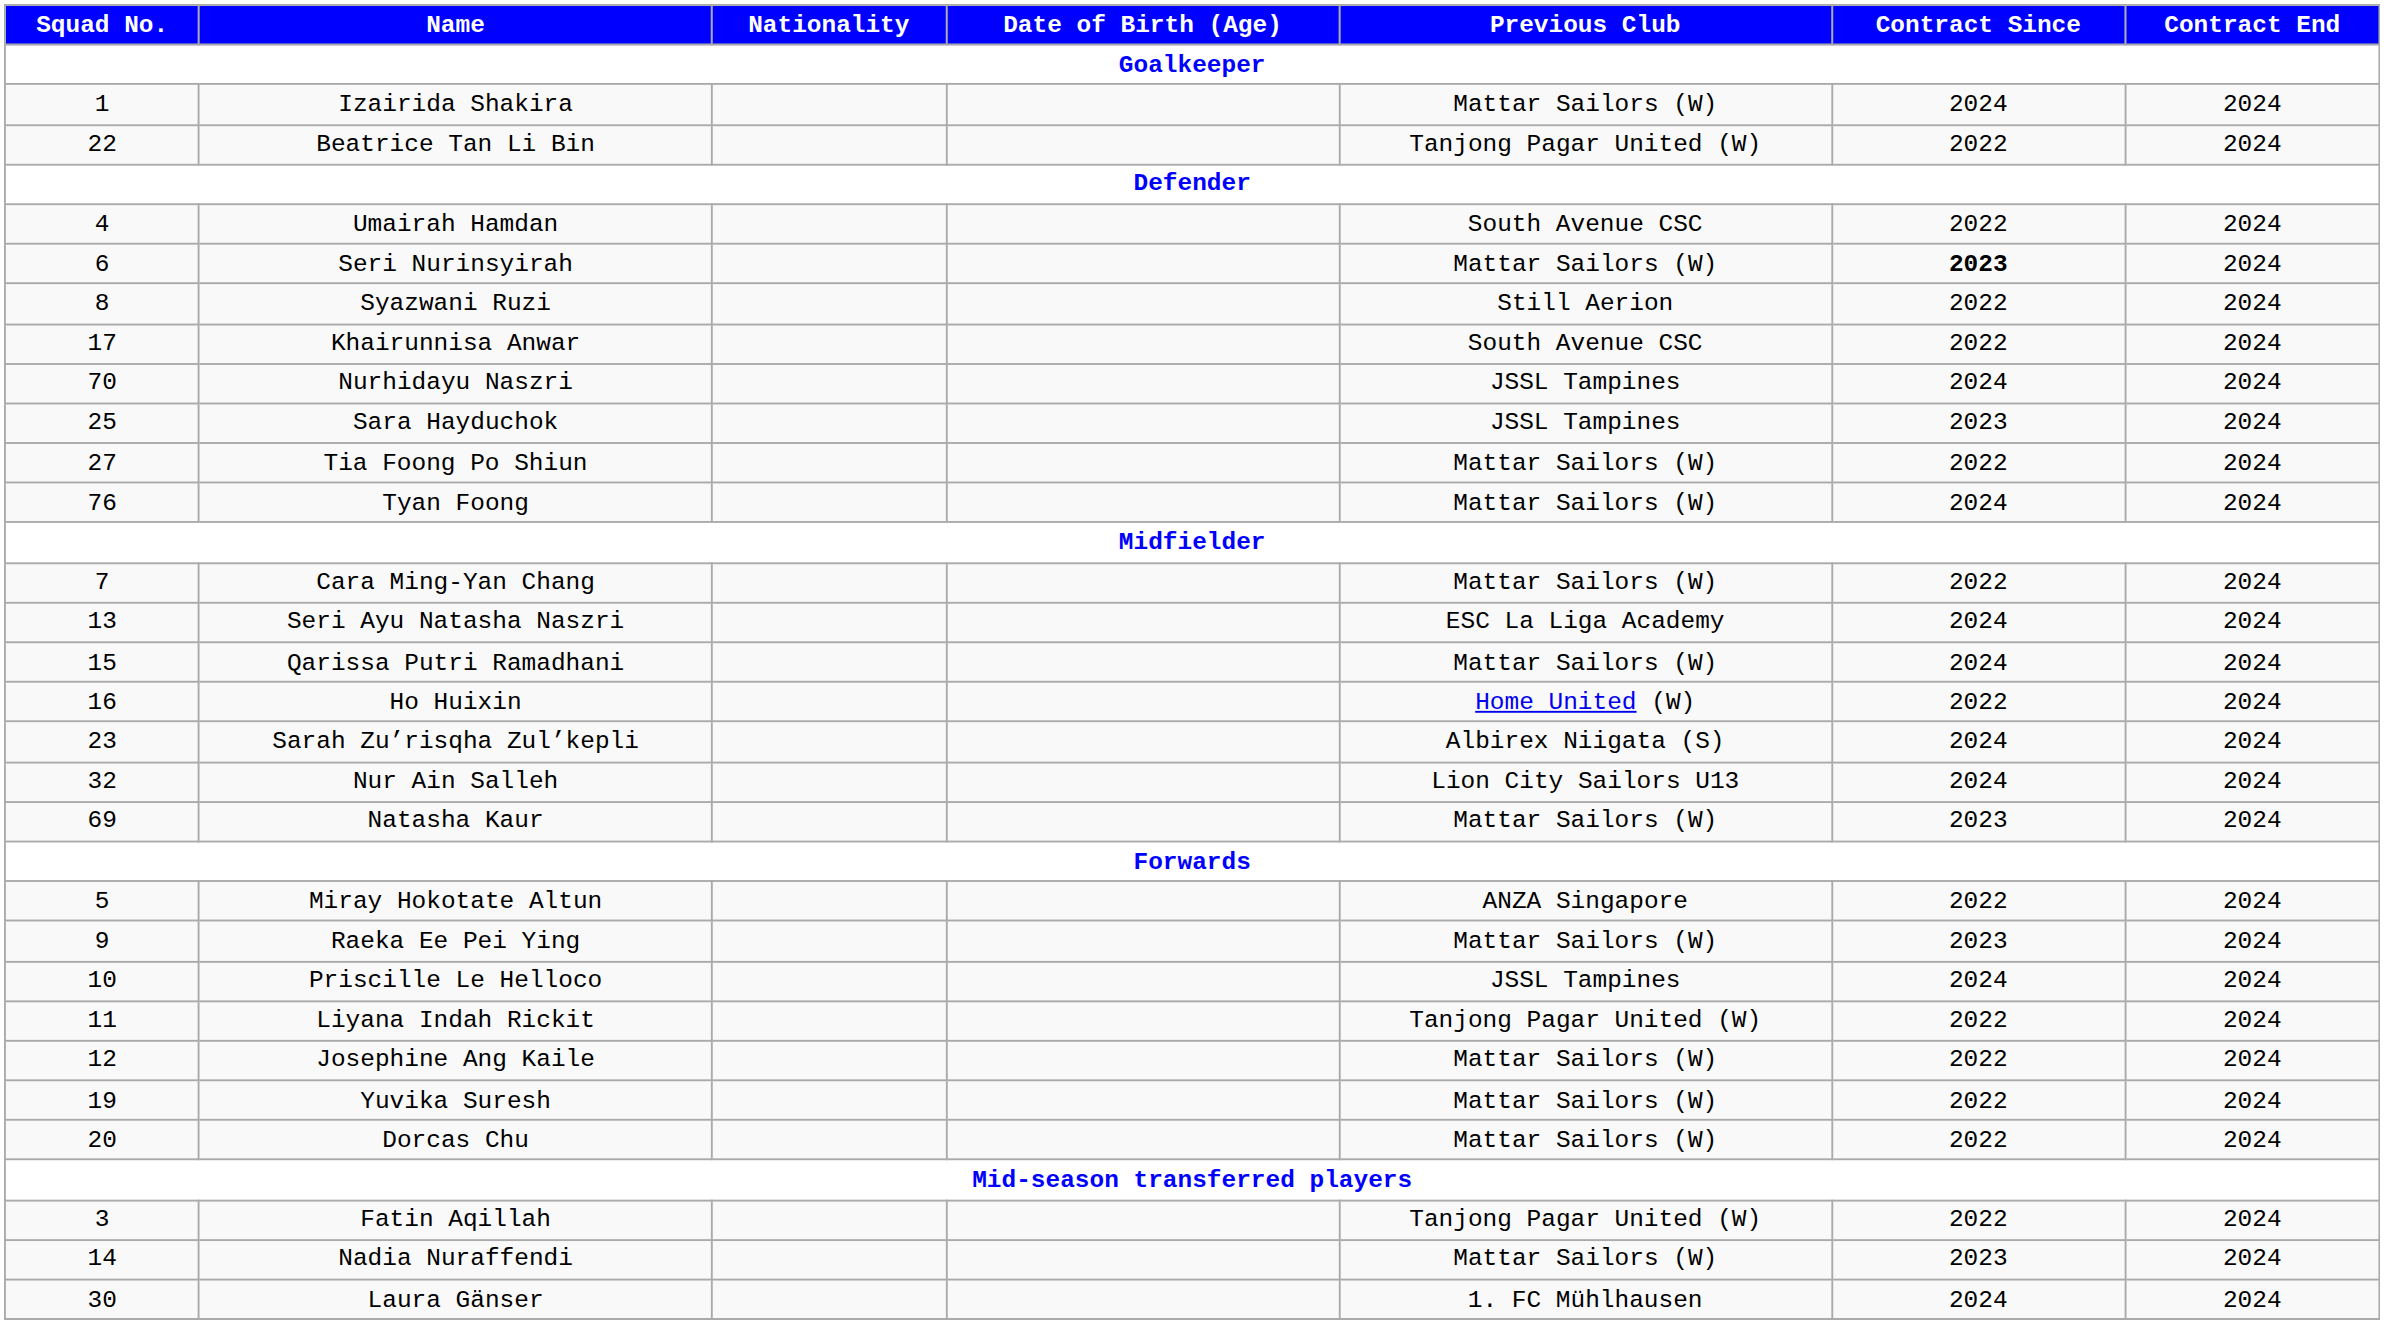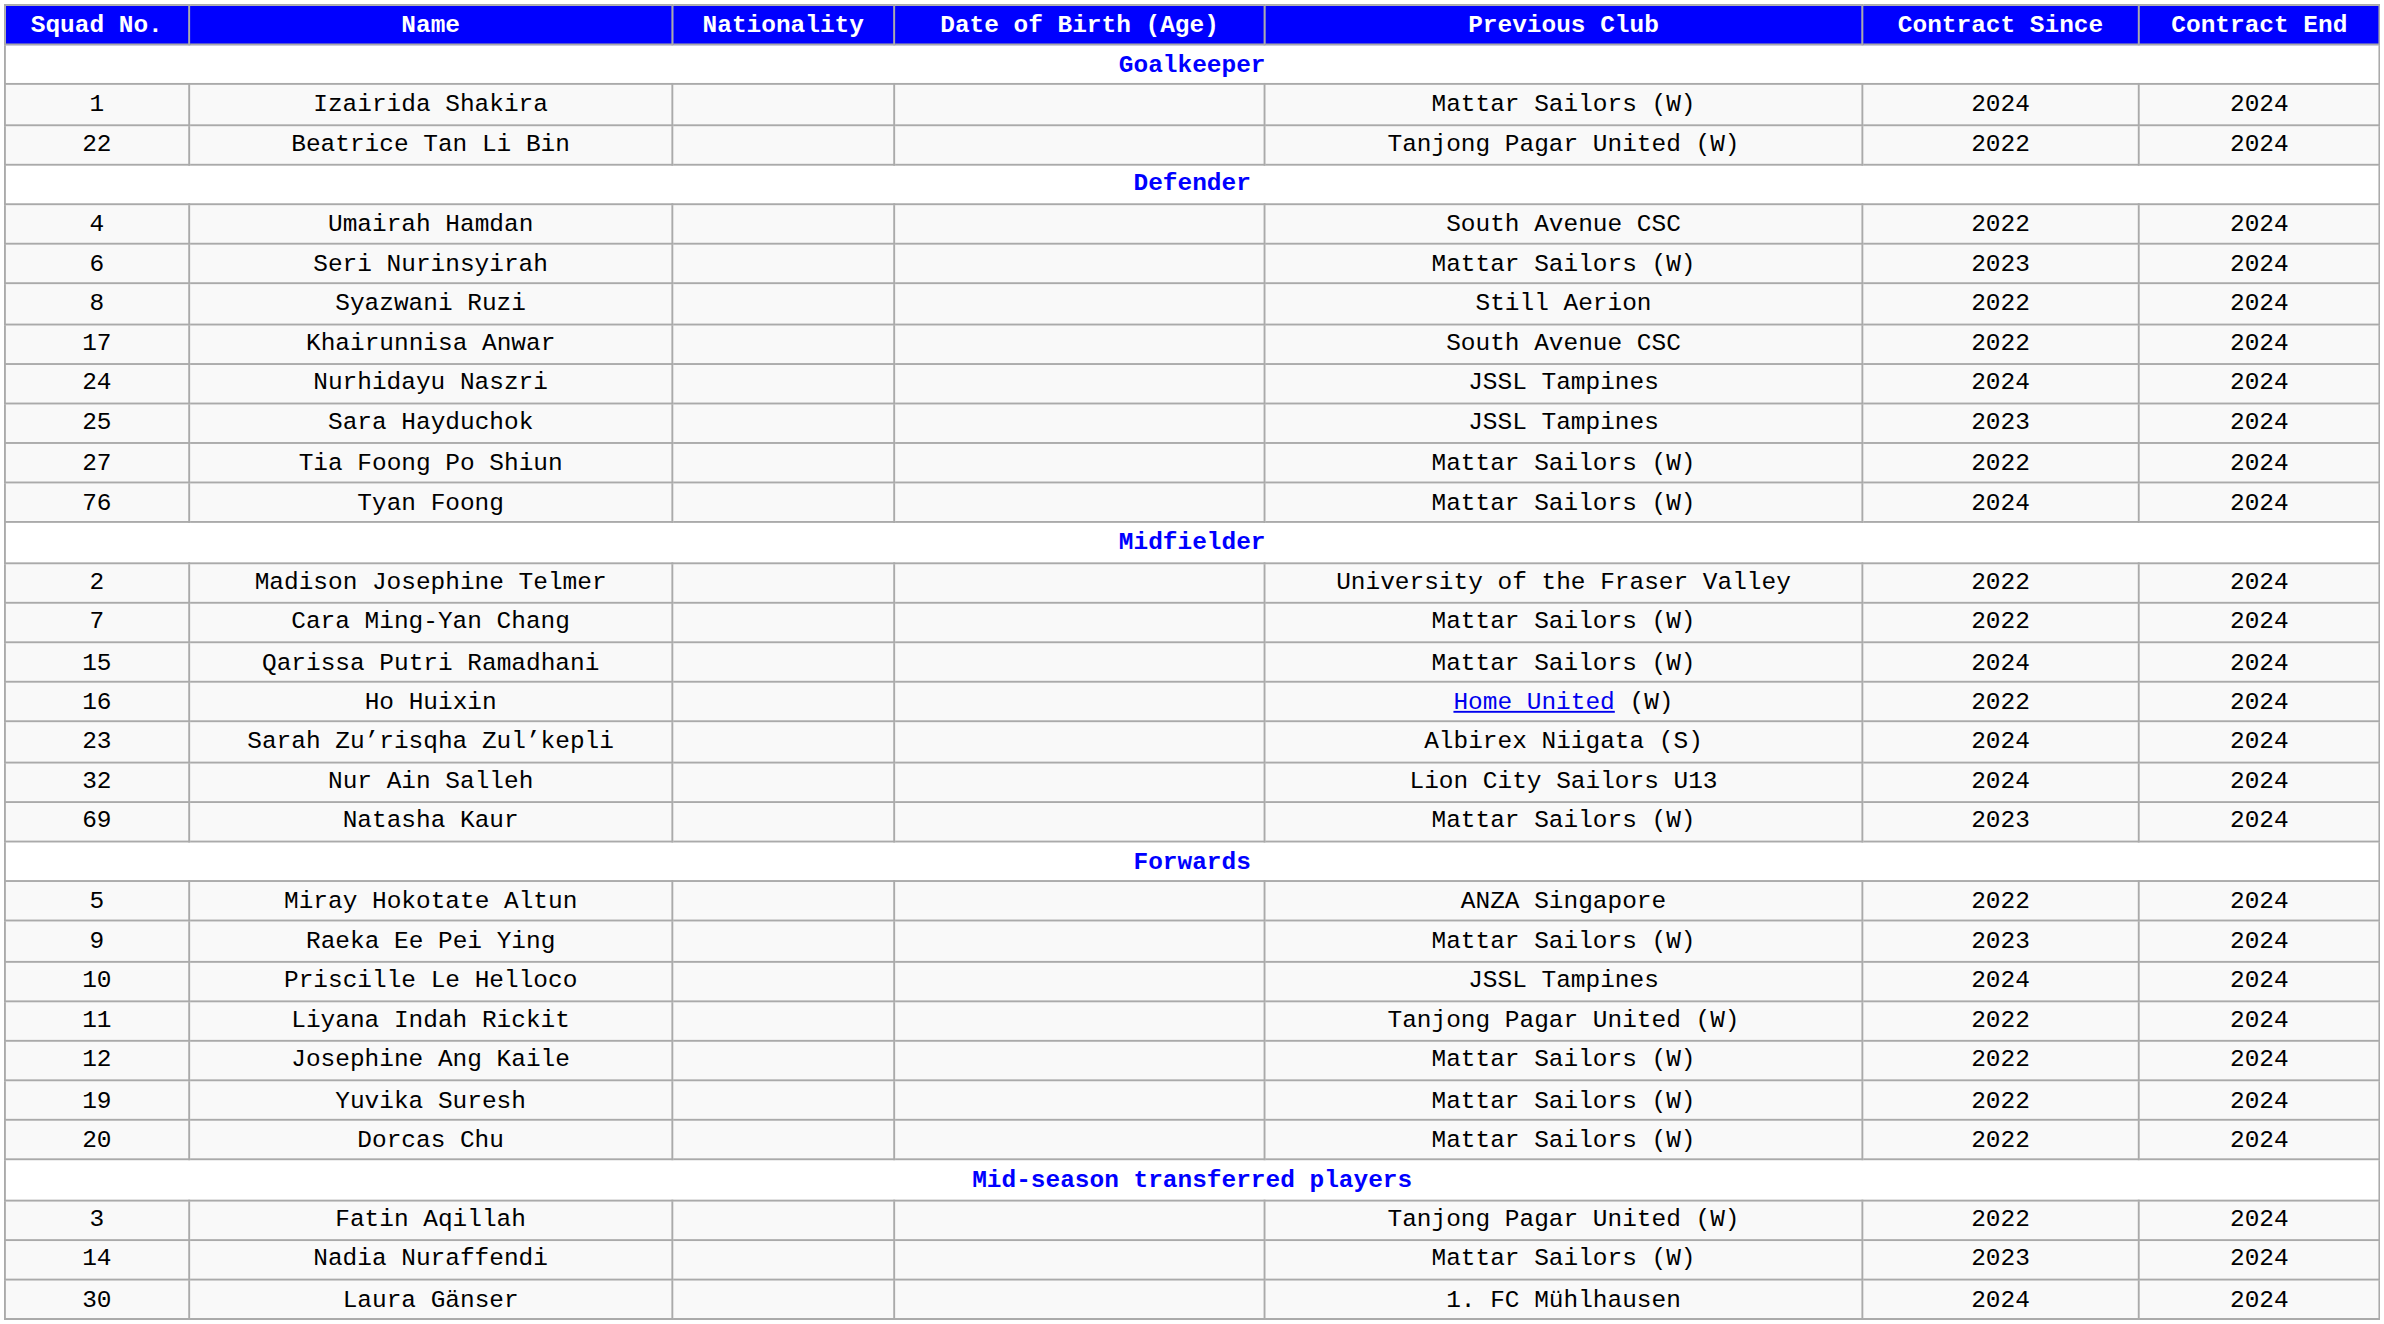(1978, 264) bold -> (2001, 264) normal
(102, 383) 70 -> (97, 383) 24
+ row: (431, 583)
- row: (456, 622)
